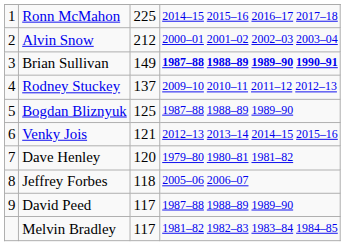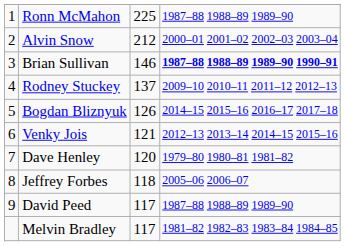(250, 16) 2014–15 2015–16 2016–17 2017–18 -> (228, 16) 1987–88 1988–89 1989–90
(145, 63) 149 -> (145, 63) 146
(145, 110) 125 -> (145, 110) 126
(228, 110) 1987–88 1988–89 1989–90 -> (250, 110) 2014–15 2015–16 2016–17 2017–18
